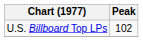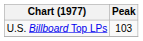(124, 28) 102 -> (124, 28) 103
